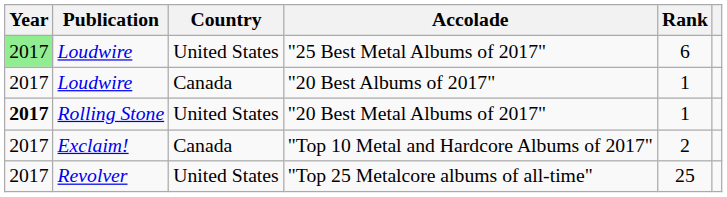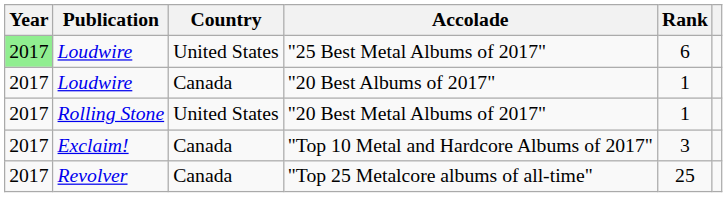(29, 113) bold -> (29, 113) normal
(685, 144) 2 -> (685, 144) 3
(226, 176) United States -> (203, 176) Canada
